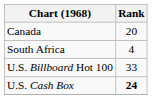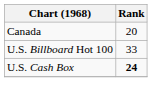- row: (36, 49)
